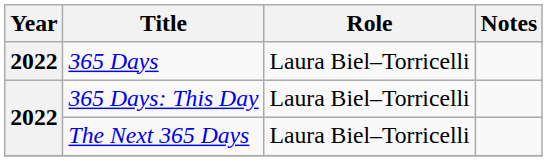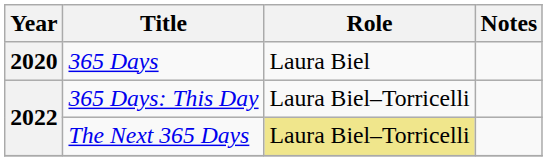(34, 60) 2022 -> (34, 60) 2020
(370, 60) Laura Biel–Torricelli -> (320, 60) Laura Biel
(370, 135) no background -> (370, 135) khaki background
